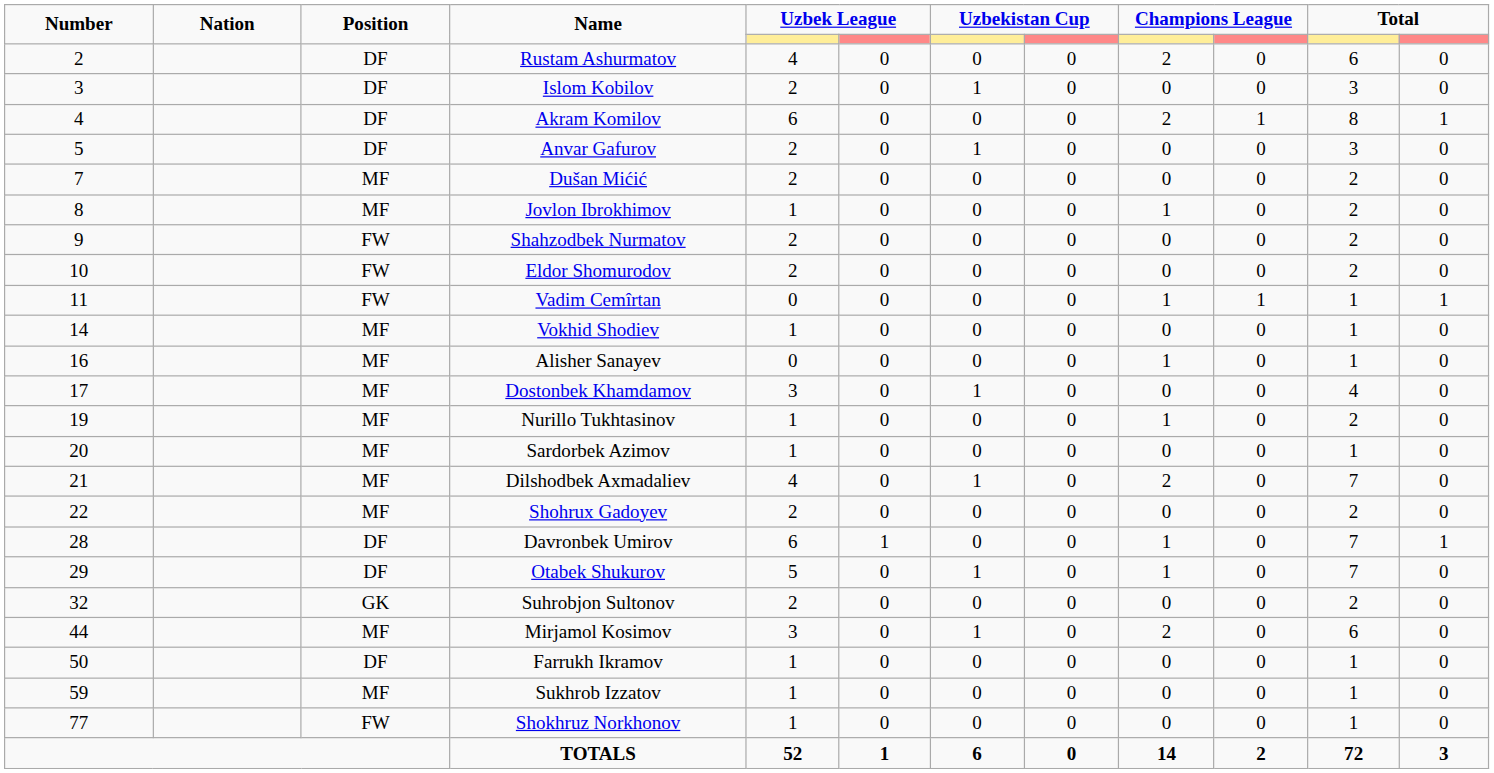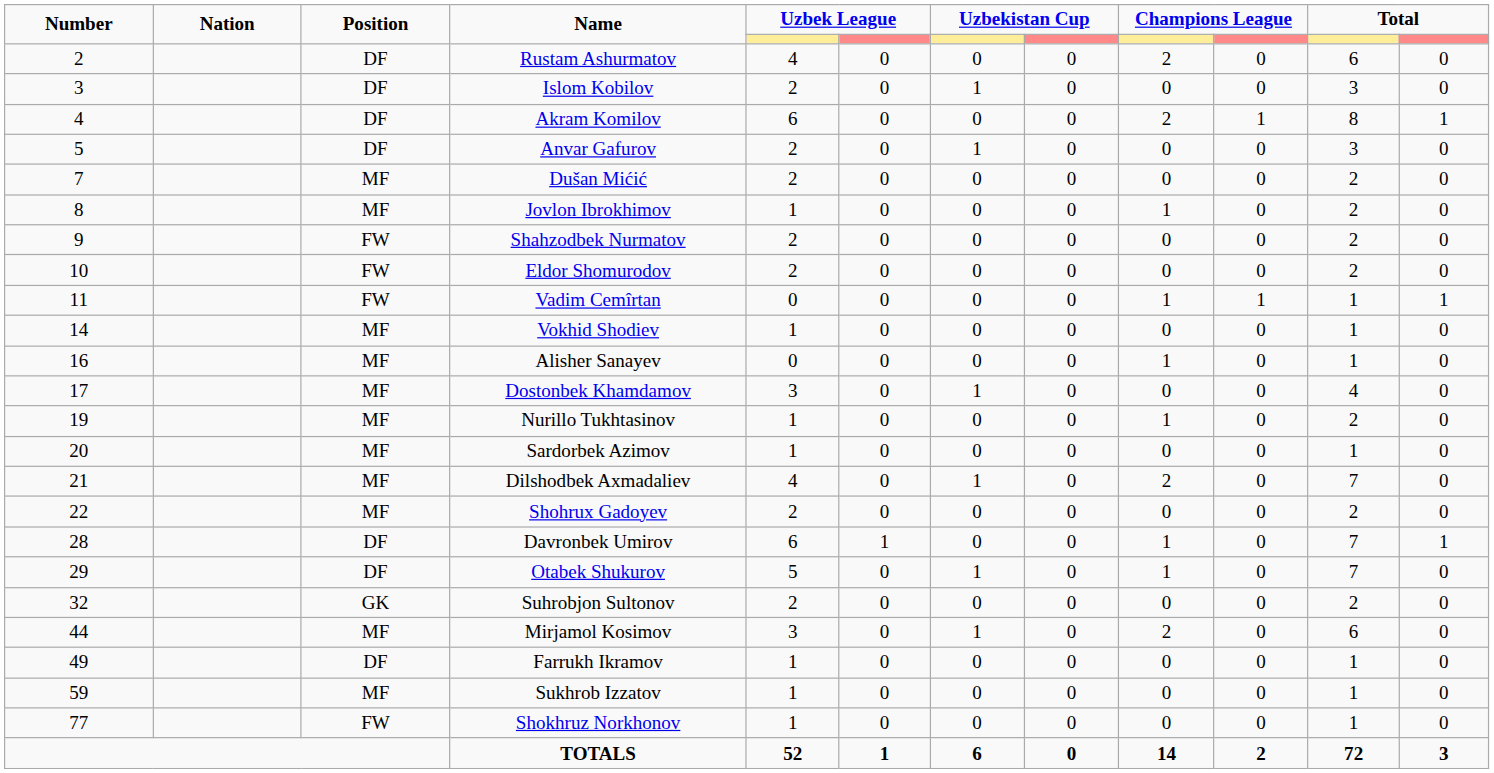(79, 662) 50 -> (79, 662) 49
